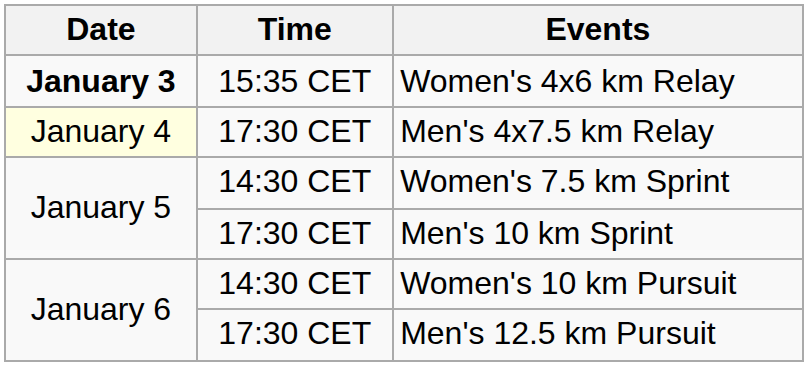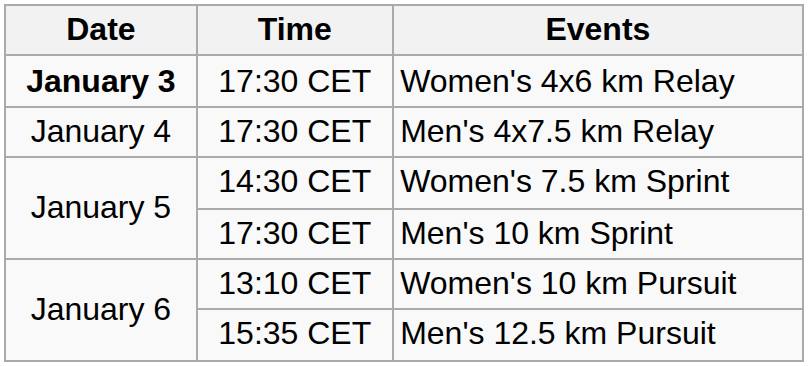(295, 80) 15:35 CET -> (295, 80) 17:30 CET
(101, 131) lightyellow background -> (101, 131) no background
(295, 283) 14:30 CET -> (295, 283) 13:10 CET
(295, 334) 17:30 CET -> (295, 334) 15:35 CET
